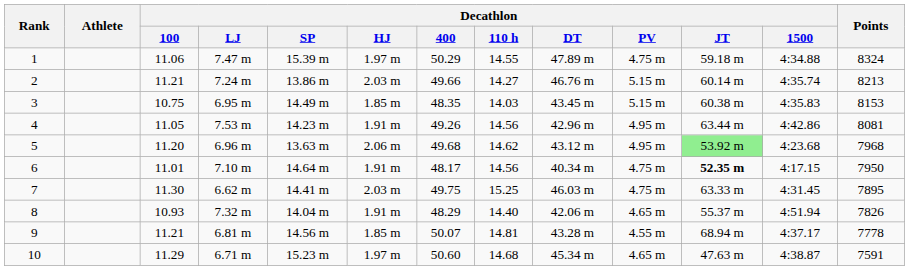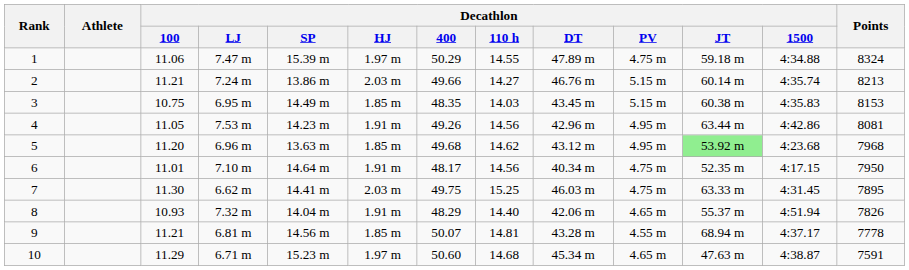(382, 145) 2.06 m -> (383, 145) 1.85 m
(722, 167) bold -> (723, 167) normal
